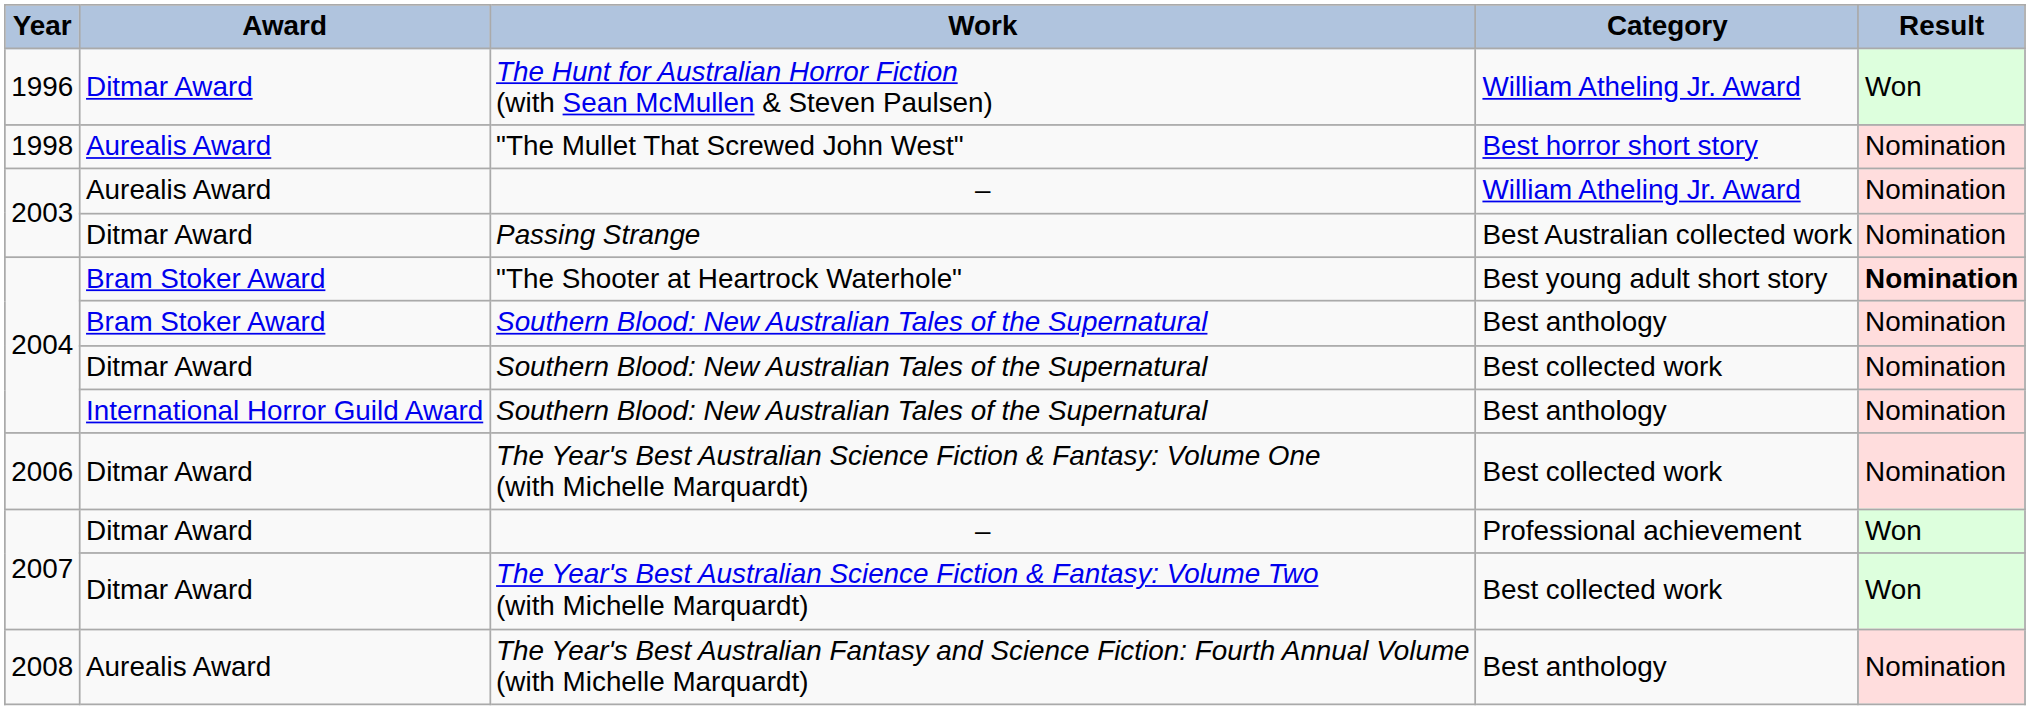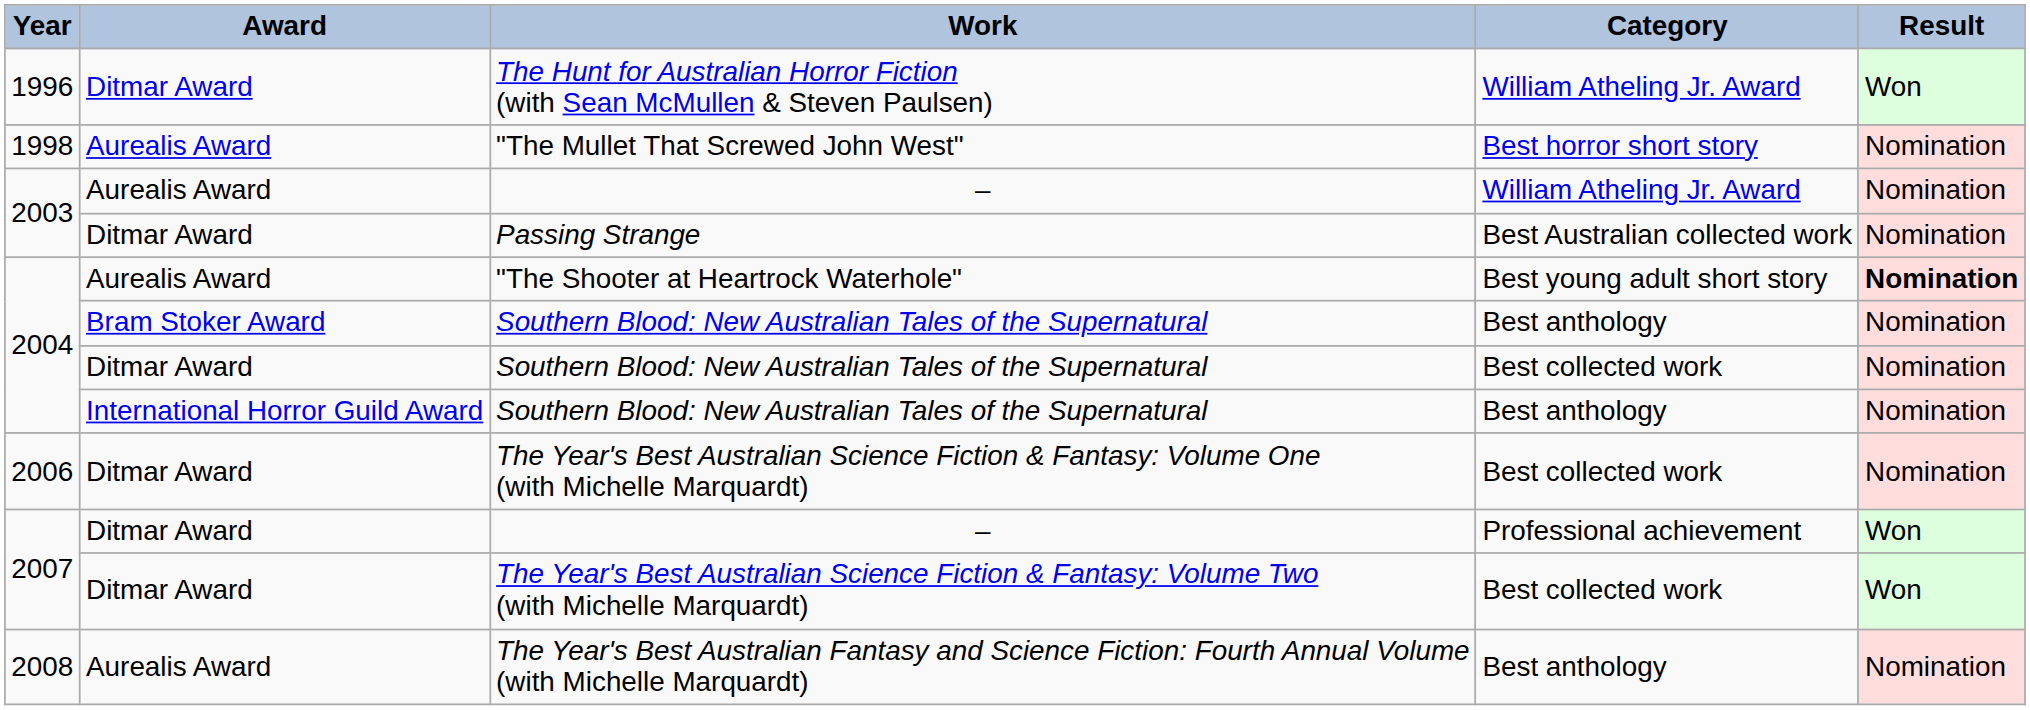(206, 278) Bram Stoker Award -> (179, 278) Aurealis Award
